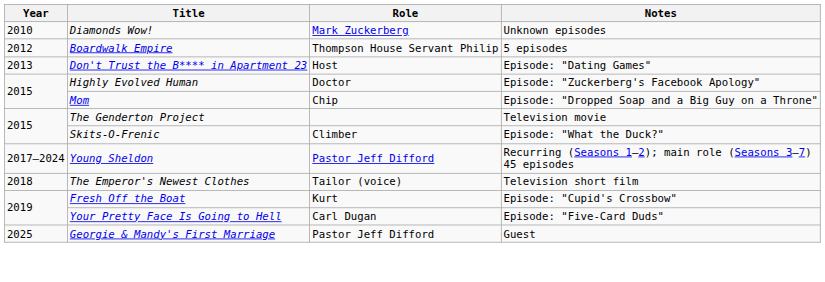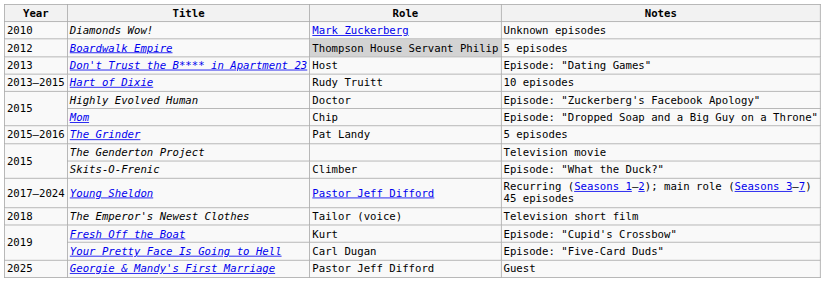(405, 48) no background -> (405, 48) lightgrey background
+ row: (112, 83)
+ row: (105, 135)
